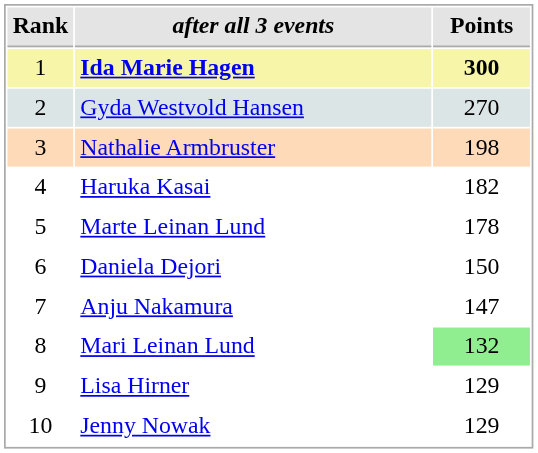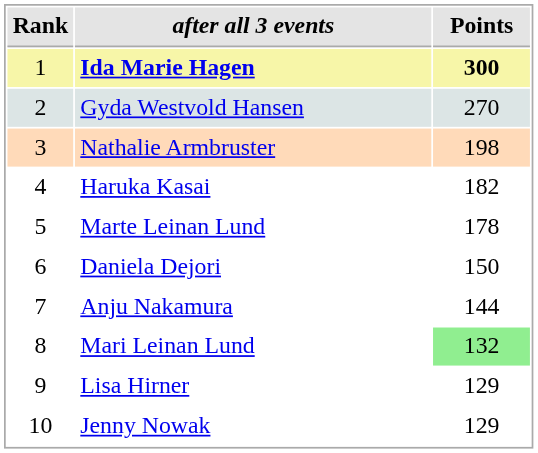(482, 306) 147 -> (482, 306) 144
